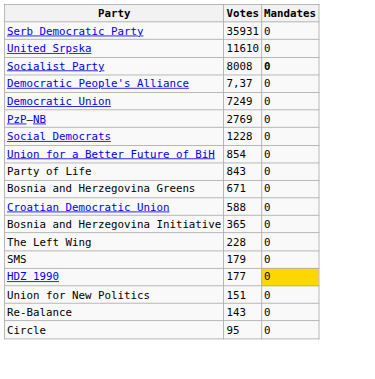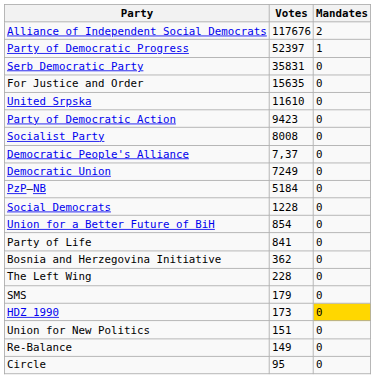+ row: (137, 31)
+ row: (98, 48)
(243, 31) 35931 -> (288, 66) 35831
+ row: (75, 84)
+ row: (91, 119)
(267, 66) bold -> (319, 136) normal
(239, 119) 2769 -> (285, 189) 5184
(236, 171) 843 -> (282, 242) 841
- row: (101, 189)
- row: (88, 207)
(236, 224) 365 -> (282, 259) 362
(236, 277) 177 -> (282, 312) 173
(236, 312) 143 -> (282, 347) 149
